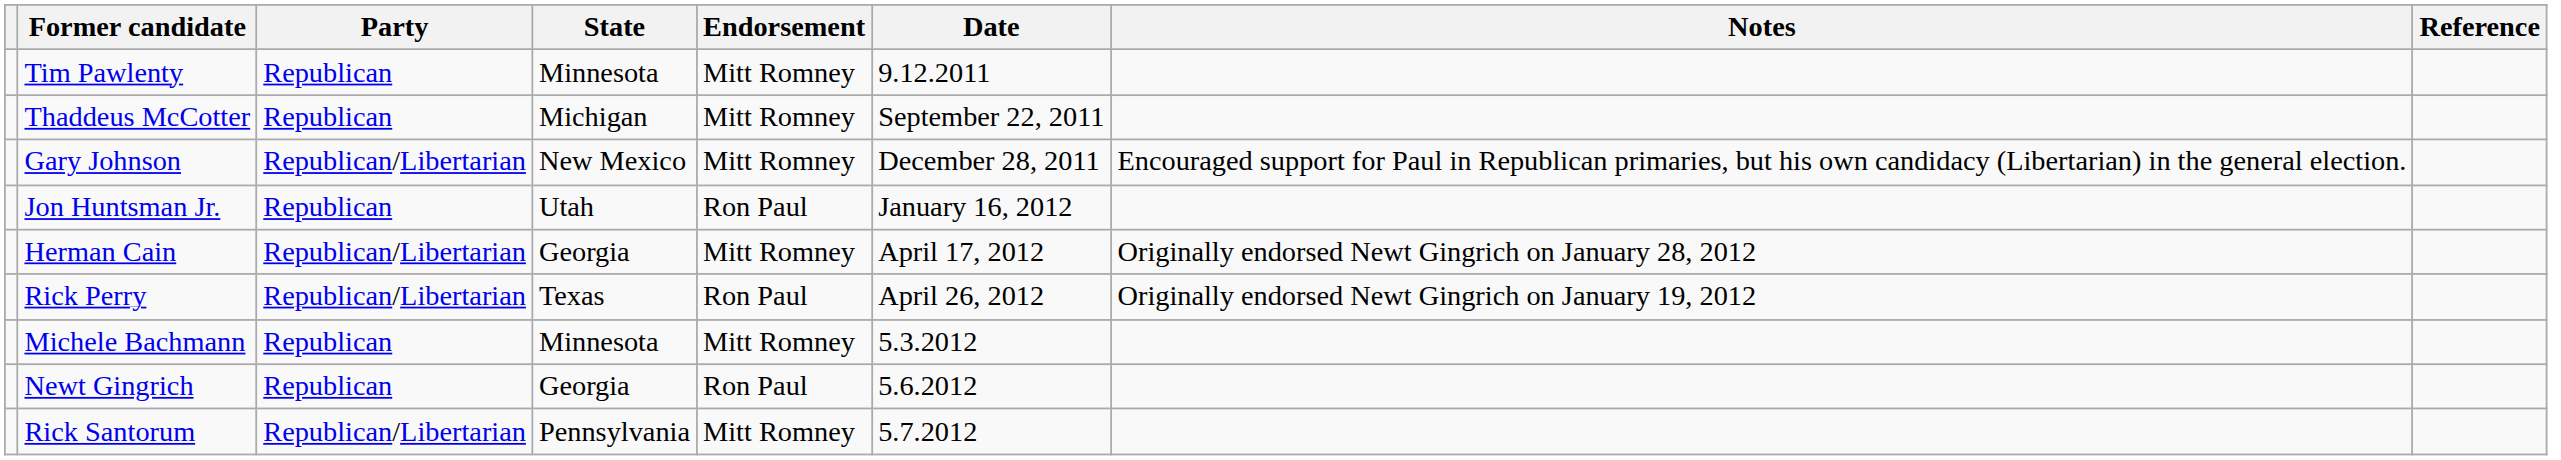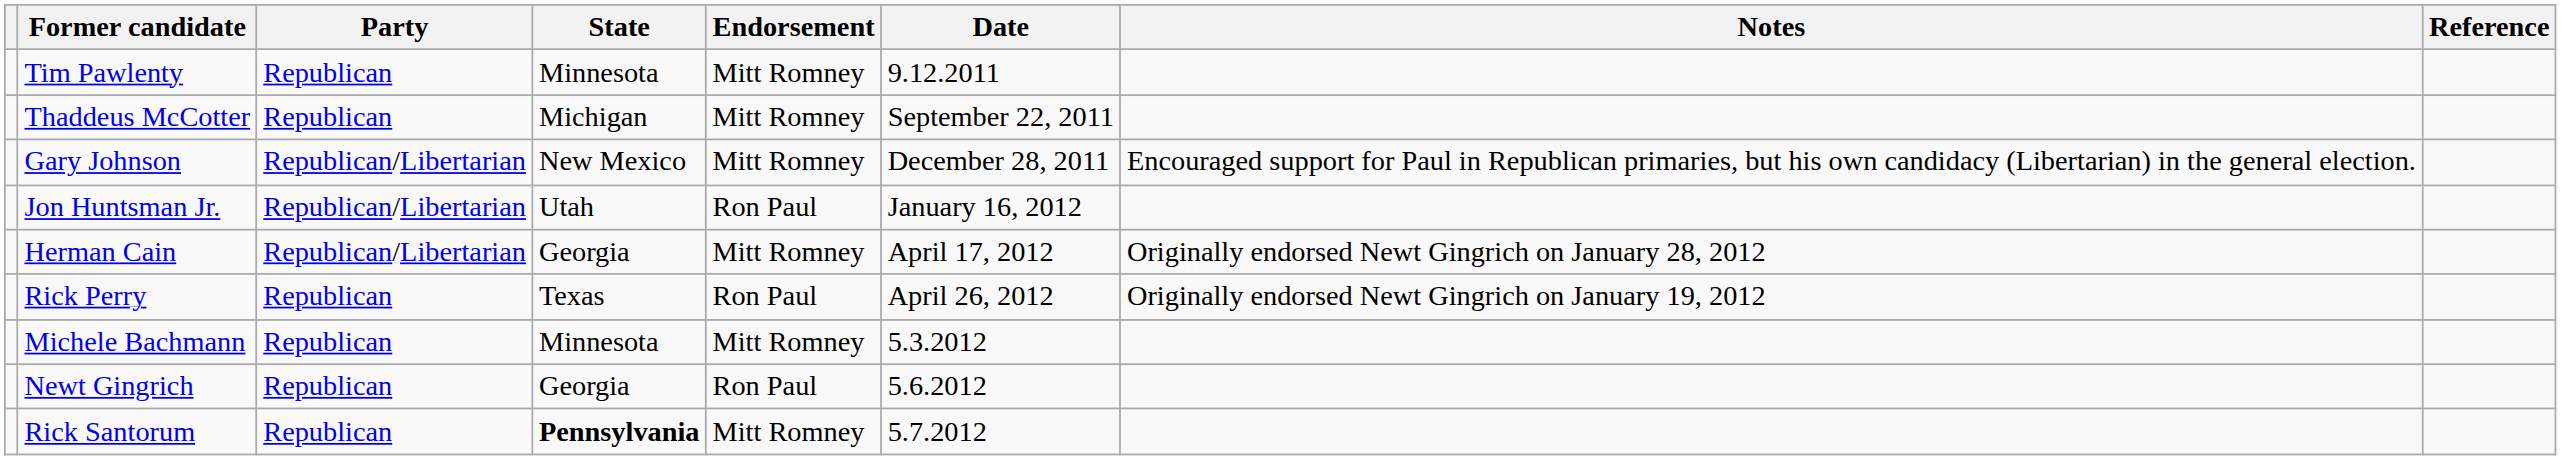(328, 206) Republican -> (395, 206) Republican/Libertarian
(395, 296) Republican/Libertarian -> (328, 296) Republican
(395, 431) Republican/Libertarian -> (328, 431) Republican
(614, 431) normal -> (619, 431) bold
